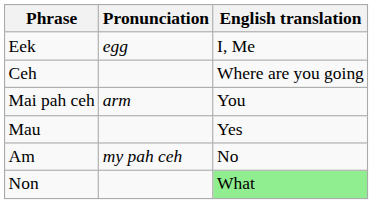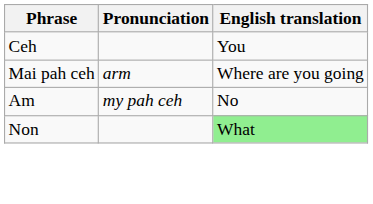- row: (22, 45)
(290, 73) Where are you going -> (231, 45) You
(231, 101) You -> (290, 73) Where are you going
- row: (25, 128)
